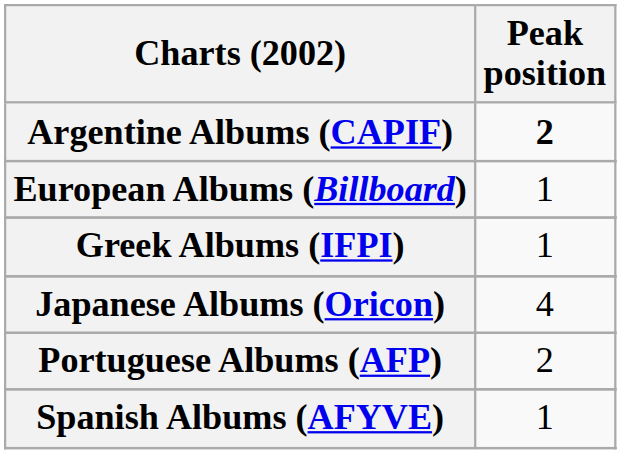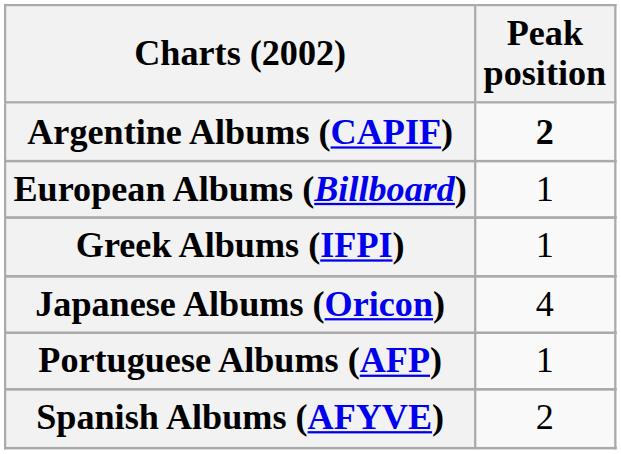(545, 360) 2 -> (545, 360) 1
(545, 417) 1 -> (545, 417) 2
